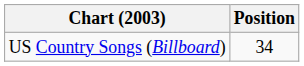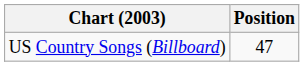(264, 46) 34 -> (264, 46) 47
